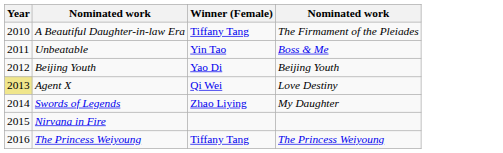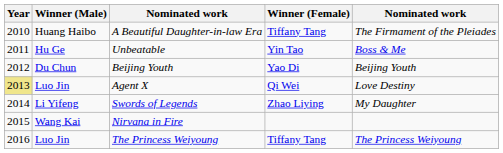+ column: (71, 13)
